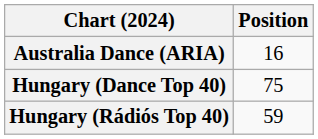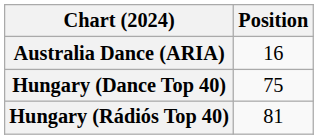(273, 117) 59 -> (273, 117) 81
